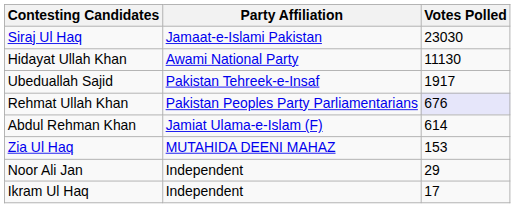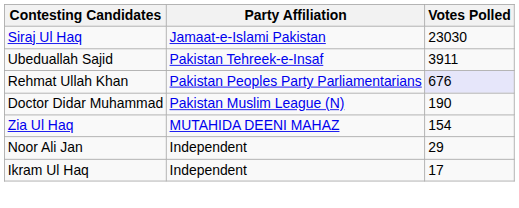- row: (67, 59)
(440, 81) 1917 -> (443, 59) 3911
- row: (72, 125)
+ row: (85, 103)
(436, 147) 153 -> (440, 125) 154
